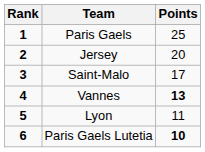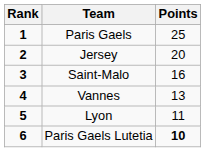(178, 75) 17 -> (178, 75) 16
(178, 95) bold -> (178, 95) normal
